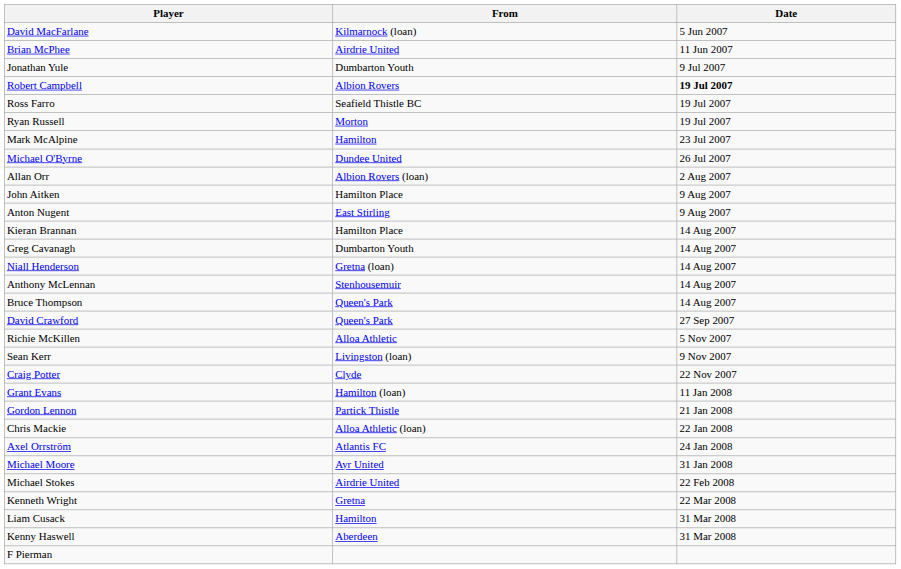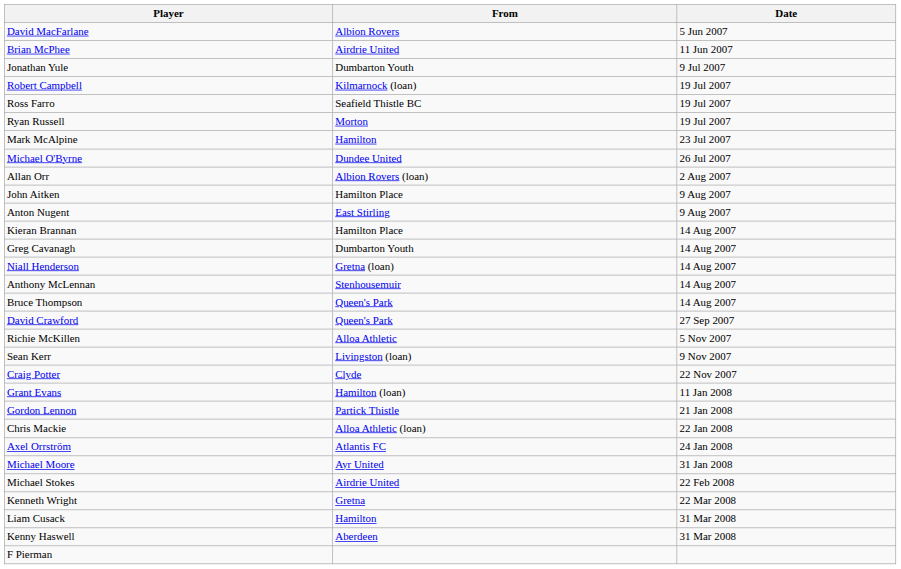(376, 31) Kilmarnock (loan) -> (367, 31) Albion Rovers
(367, 85) Albion Rovers -> (376, 85) Kilmarnock (loan)
(706, 85) bold -> (705, 85) normal
